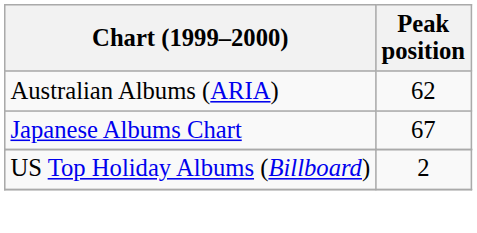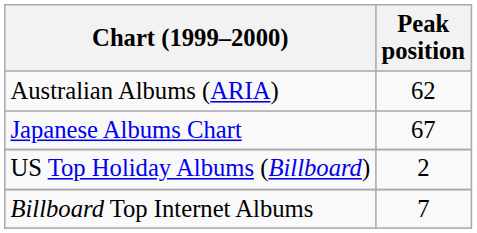+ row: (162, 208)
